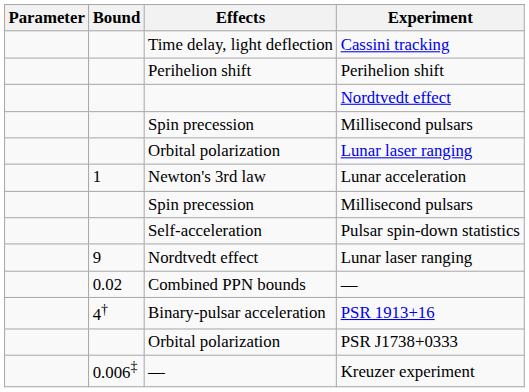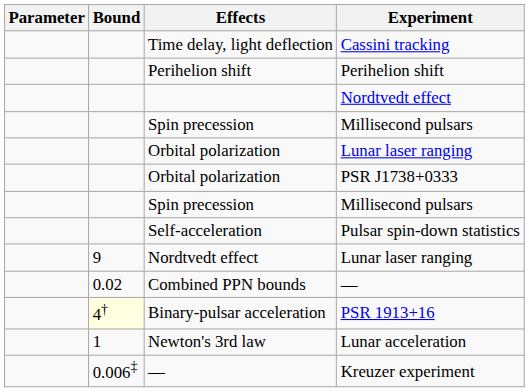rows swapped: (214, 342) <-> (207, 177)
(100, 313) no background -> (100, 313) lightyellow background
